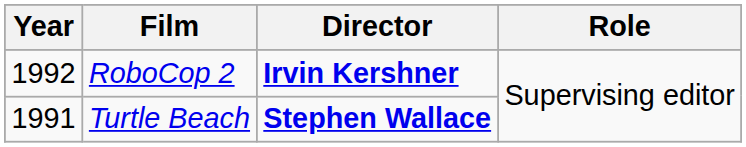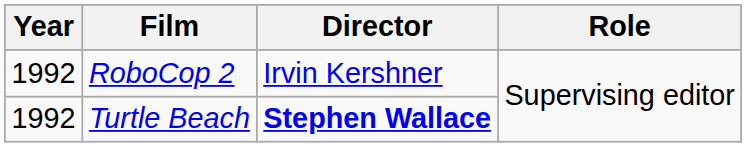(361, 73) bold -> (353, 73) normal
(44, 118) 1991 -> (44, 118) 1992
